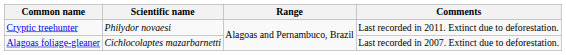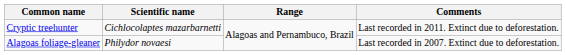(138, 27) Philydor novaesi -> (163, 27) Cichlocolaptes mazarbarnetti
(163, 43) Cichlocolaptes mazarbarnetti -> (138, 43) Philydor novaesi
